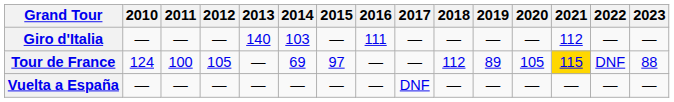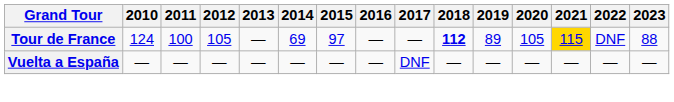- row: (63, 39)
(454, 62) normal -> (454, 39) bold
